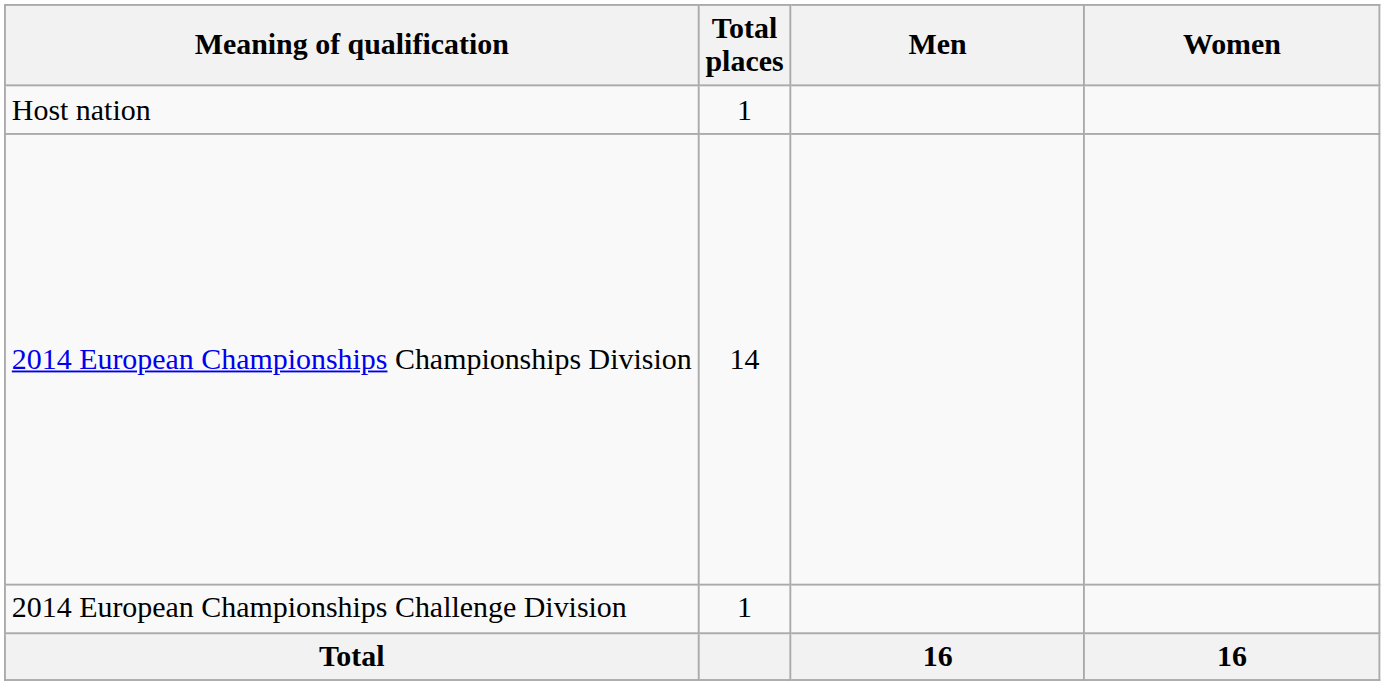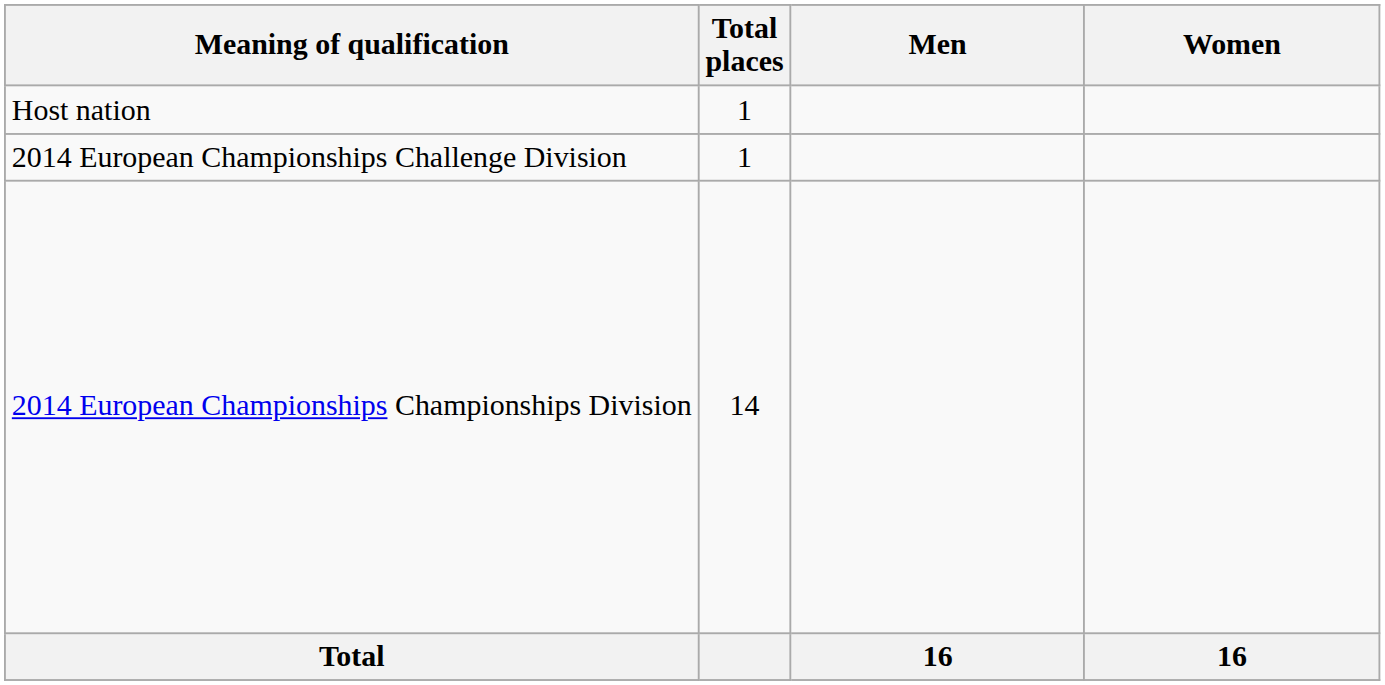rows swapped: (352, 358) <-> (319, 608)
